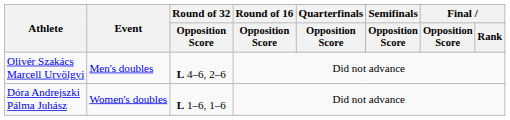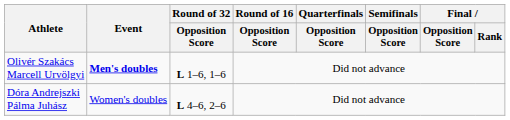(121, 68) normal -> (123, 68) bold
(201, 75) L 4–6, 2–6 -> (201, 75) L 1–6, 1–6
(201, 106) L 1–6, 1–6 -> (201, 106) L 4–6, 2–6
